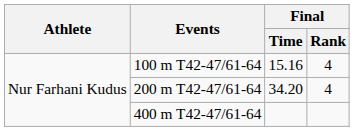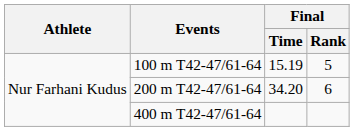(286, 65) 15.16 -> (286, 65) 15.19
(328, 65) 4 -> (328, 65) 5
(328, 89) 4 -> (328, 89) 6
